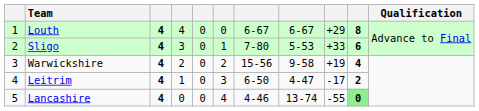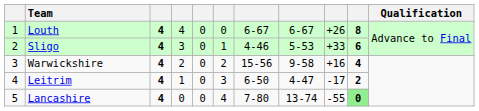(336, 30) +29 -> (336, 30) +26
(257, 47) 7-80 -> (257, 47) 4-46
(336, 64) +19 -> (336, 64) +16
(257, 98) 4-46 -> (257, 98) 7-80
